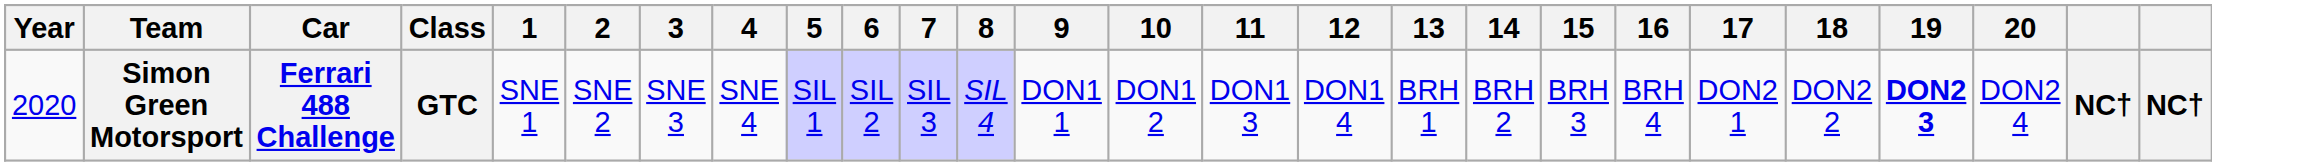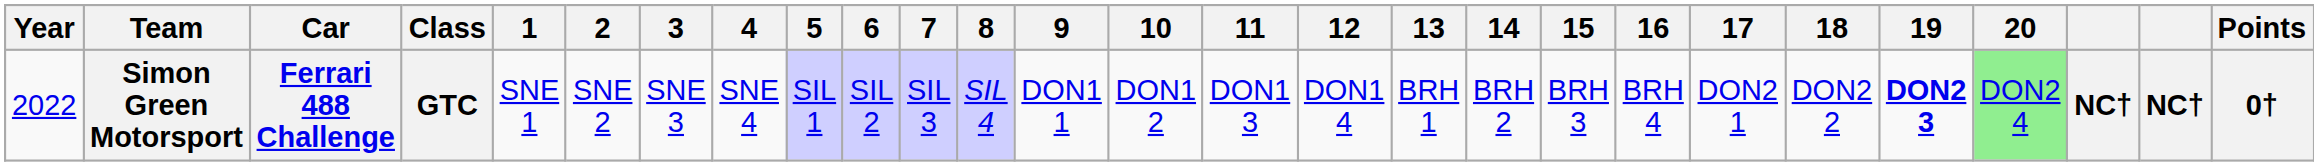+ column: (2262, 27)
(44, 105) 2020 -> (44, 105) 2022
(2020, 105) no background -> (2020, 105) lightgreen background
